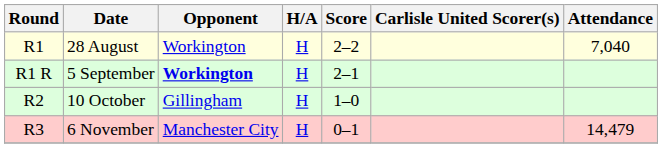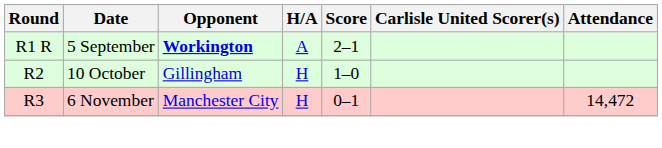- row: (103, 45)
(302, 73) H -> (302, 45) A
(610, 128) 14,479 -> (610, 101) 14,472
